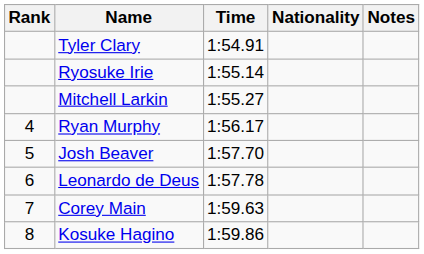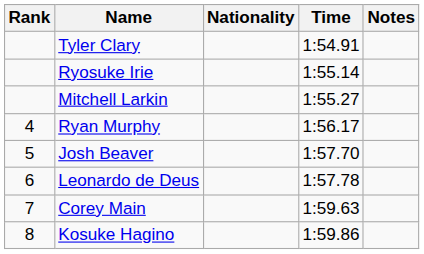columns swapped: (316, 18) <-> (236, 18)
